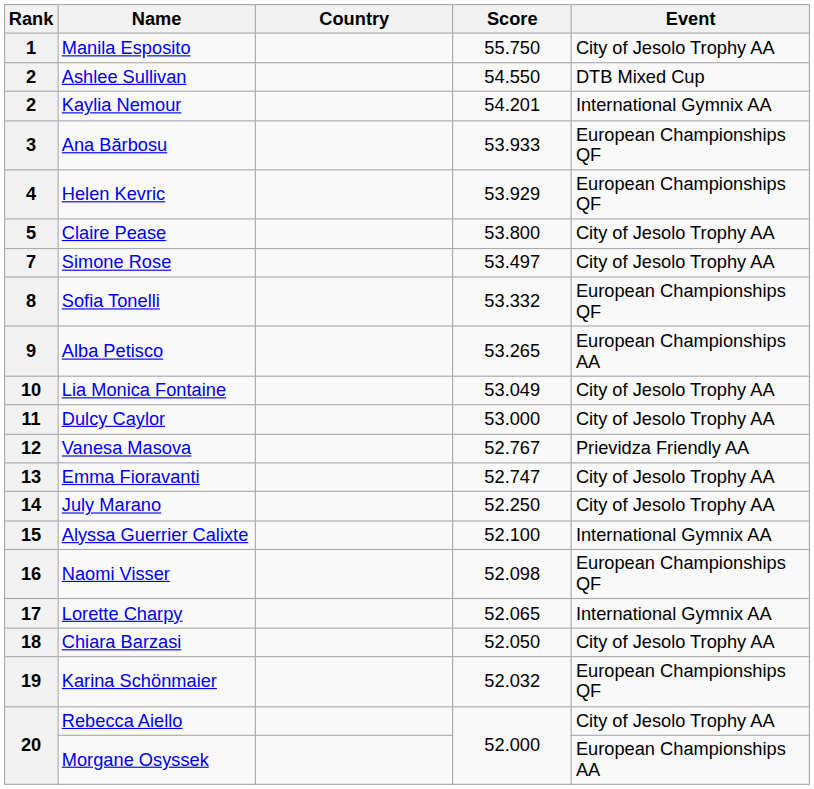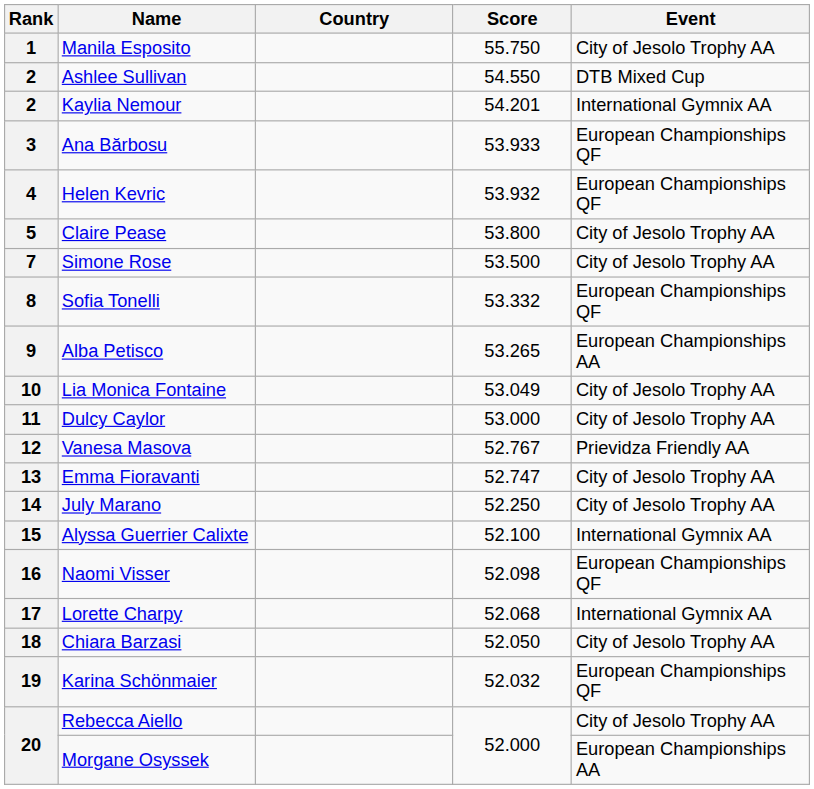(512, 194) 53.929 -> (512, 194) 53.932
(512, 262) 53.497 -> (512, 262) 53.500
(512, 613) 52.065 -> (512, 613) 52.068
